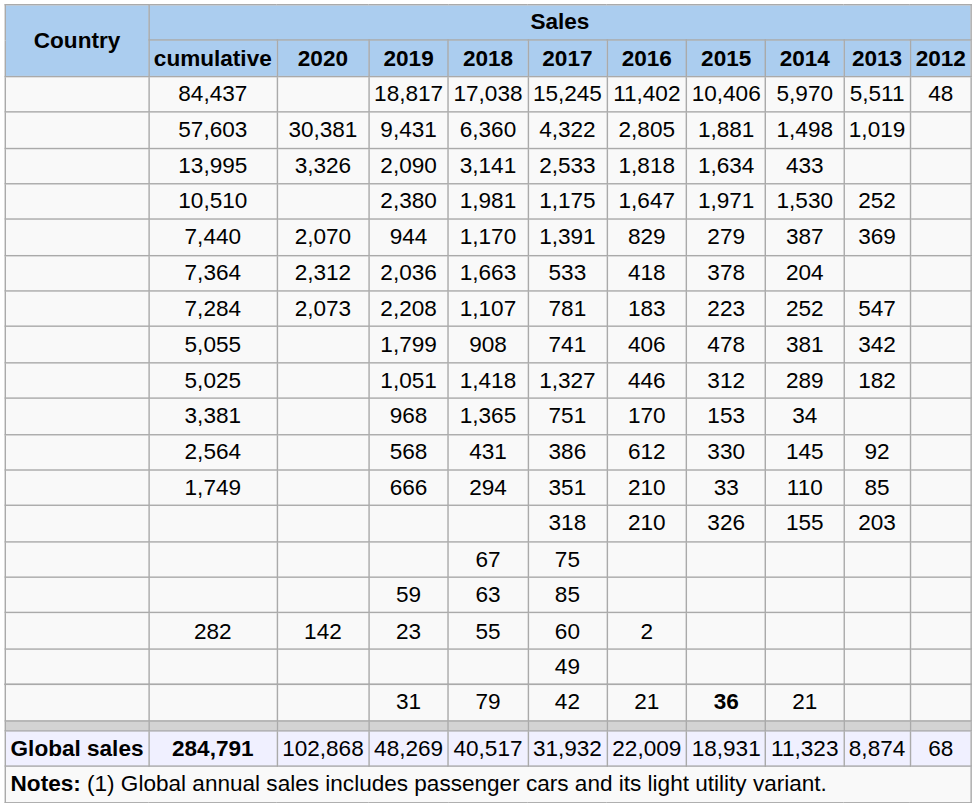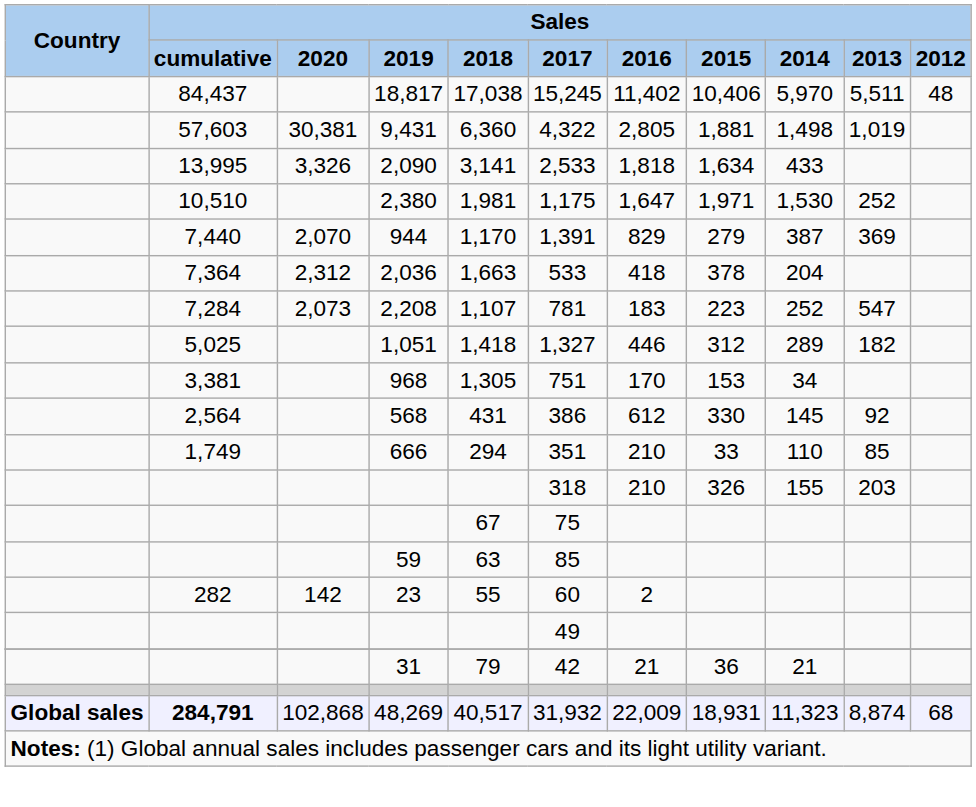- row: (213, 344)
(488, 415) 1,365 -> (488, 380) 1,305
(726, 702) bold -> (726, 666) normal
